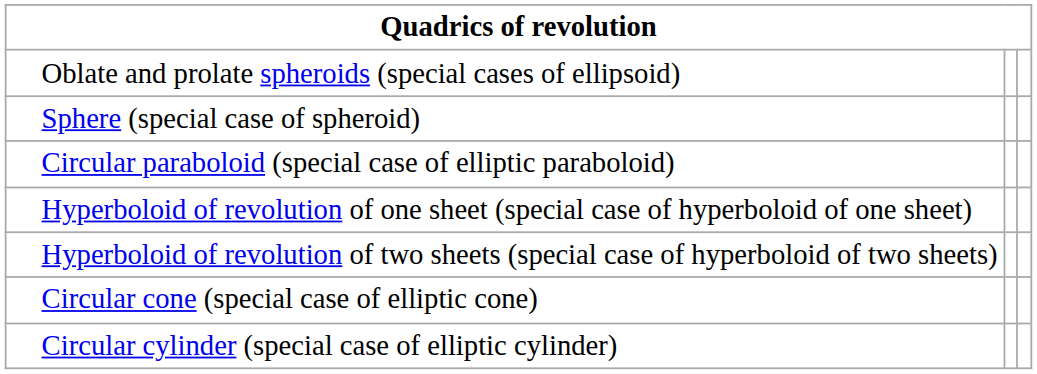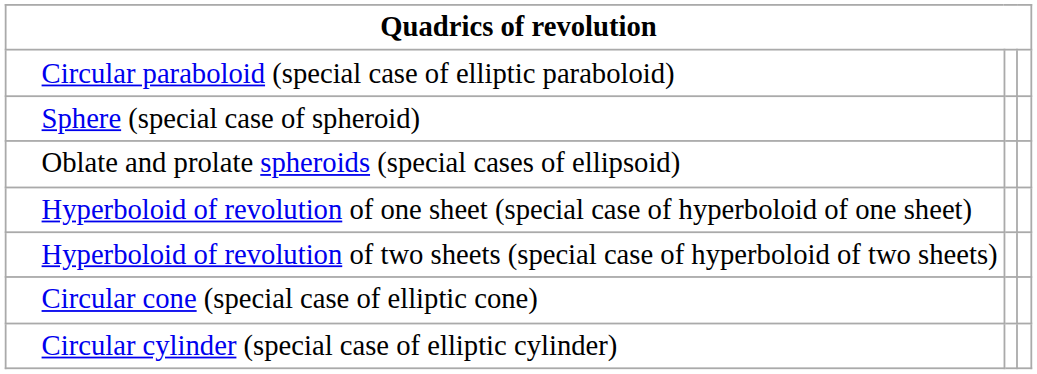rows swapped: (347, 72) <-> (344, 163)
